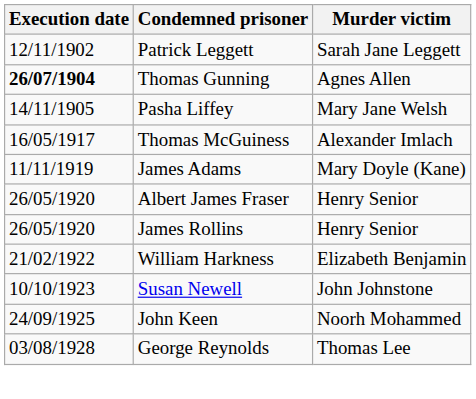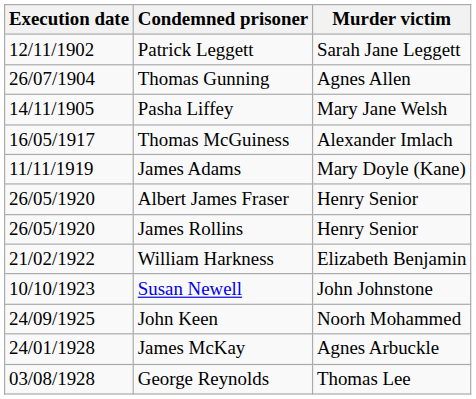(52, 79) bold -> (52, 79) normal
+ row: (191, 348)
